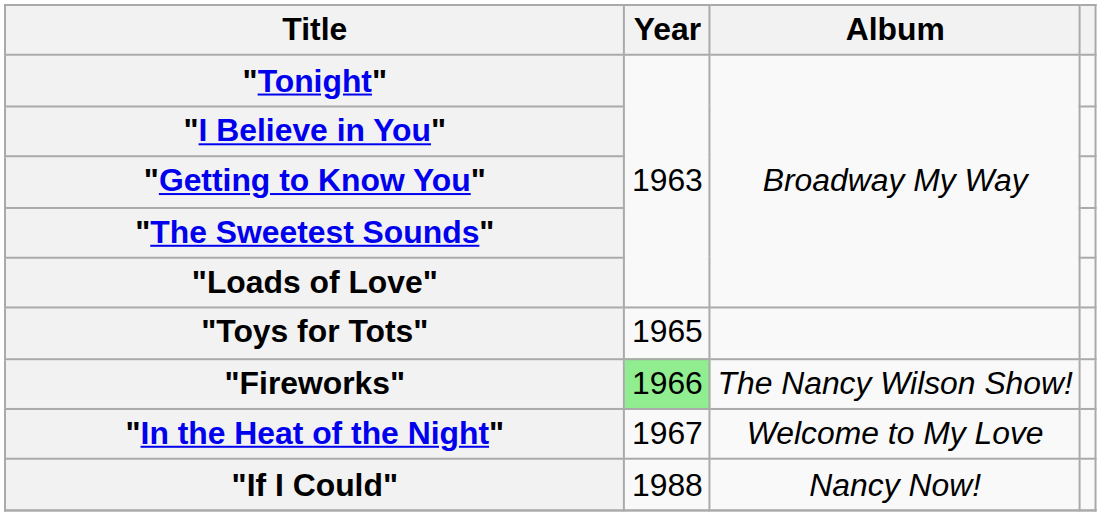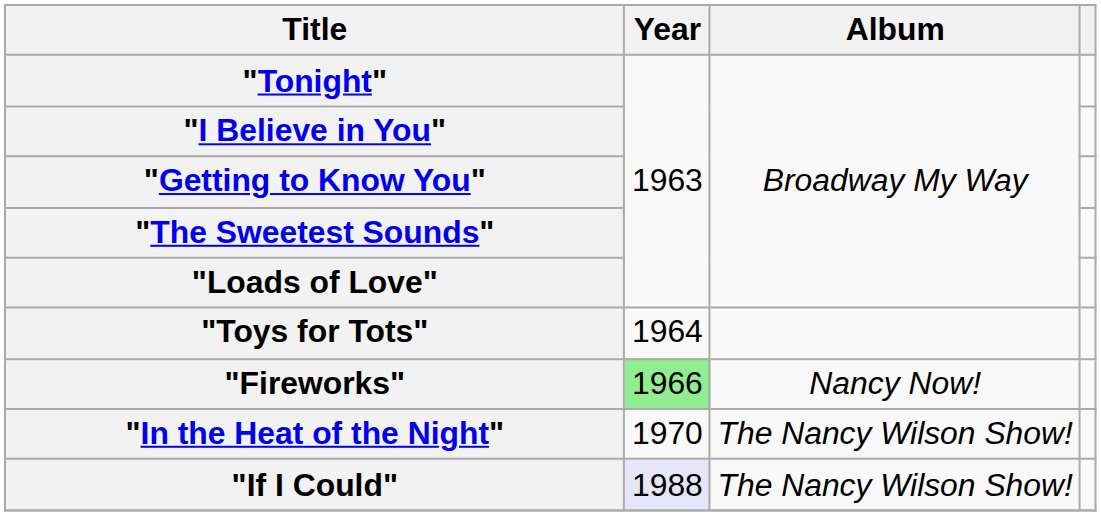(667, 332) 1965 -> (667, 332) 1964
(895, 383) The Nancy Wilson Show! -> (895, 383) Nancy Now!
(667, 433) 1967 -> (667, 433) 1970
(895, 433) Welcome to My Love -> (895, 433) The Nancy Wilson Show!
(667, 484) no background -> (667, 484) lavender background
(895, 484) Nancy Now! -> (895, 484) The Nancy Wilson Show!
